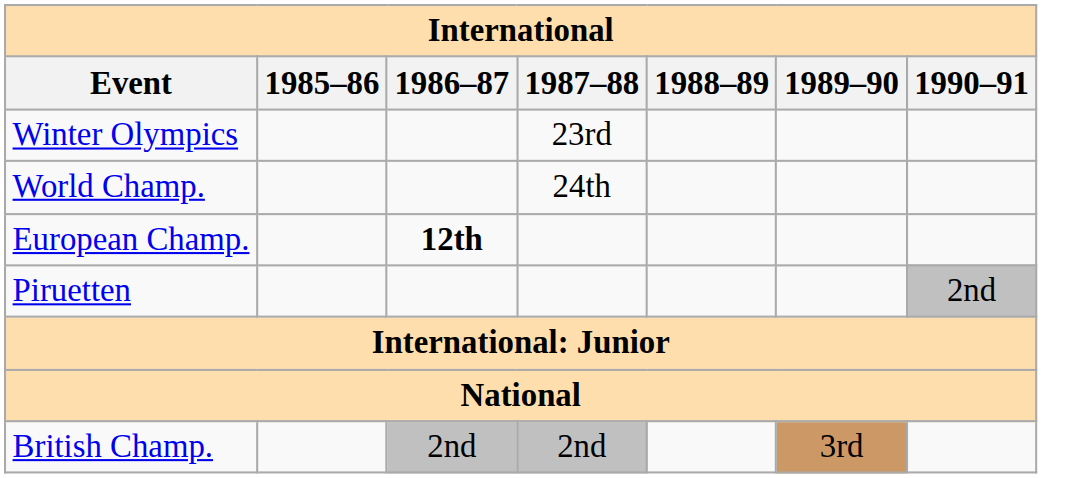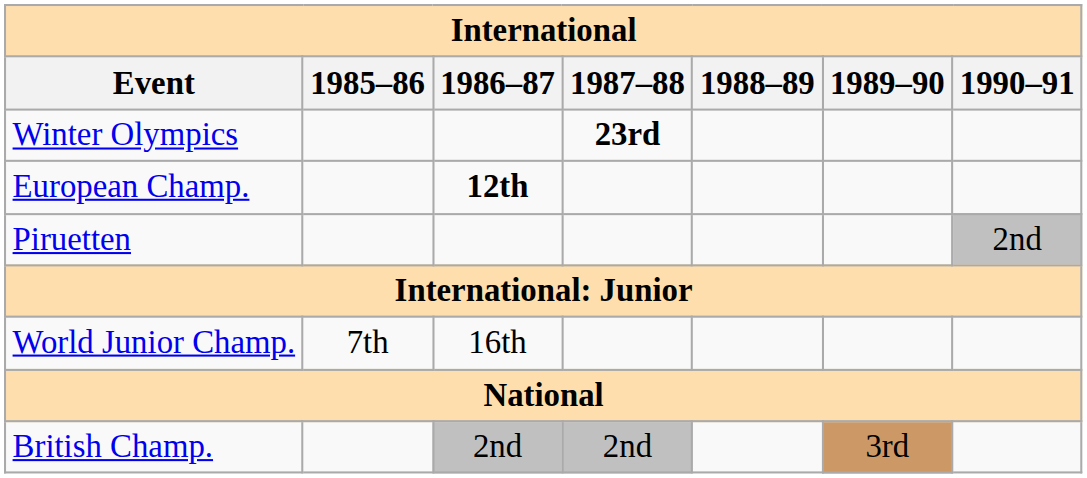(582, 134) normal -> (627, 134) bold
- row: (109, 186)
+ row: (154, 342)
